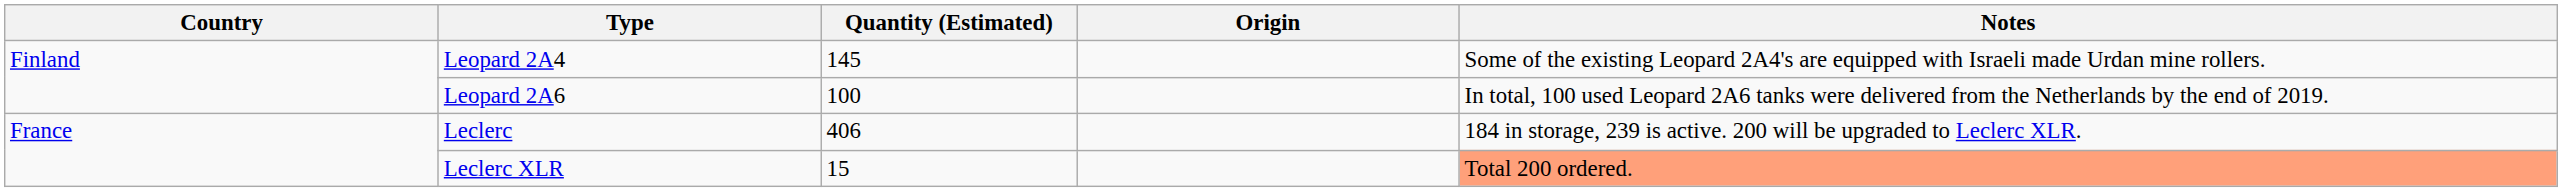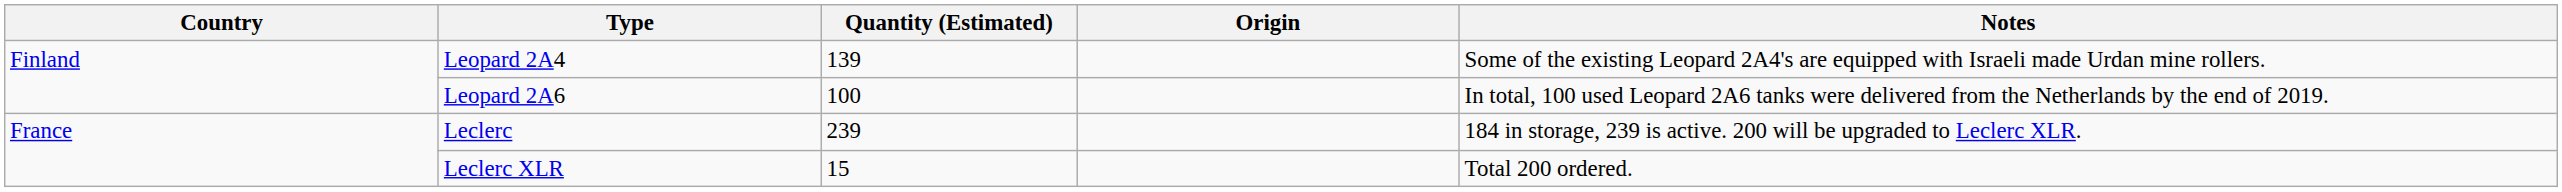(844, 58) 145 -> (844, 58) 139
(844, 131) 406 -> (844, 131) 239
(1549, 167) lightsalmon background -> (1549, 167) no background
